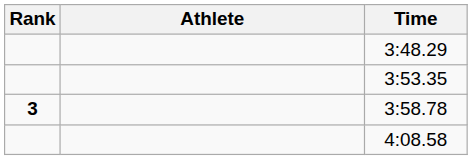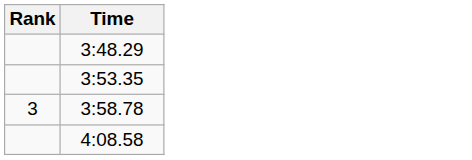- column: (212, 19)
(33, 109) bold -> (33, 109) normal
